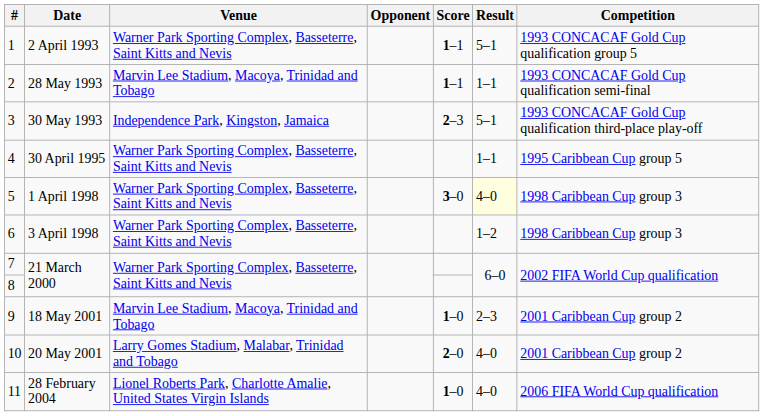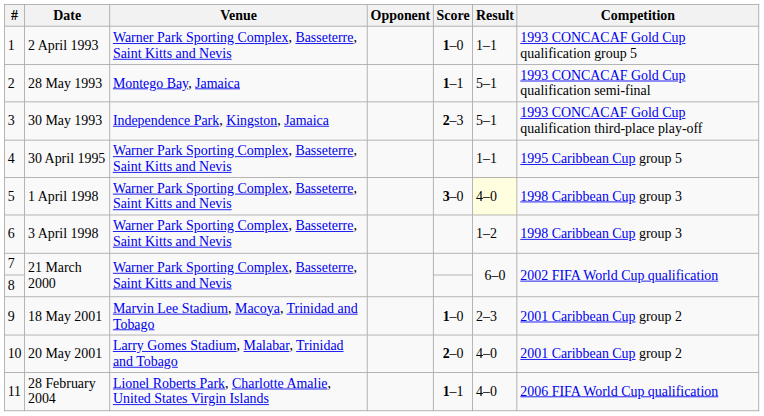(453, 45) 1–1 -> (453, 45) 1–0
(486, 45) 5–1 -> (486, 45) 1–1
(235, 83) Marvin Lee Stadium, Macoya, Trinidad and Tobago -> (176, 83) Montego Bay, Jamaica
(486, 83) 1–1 -> (486, 83) 5–1
(453, 391) 1–0 -> (453, 391) 1–1
